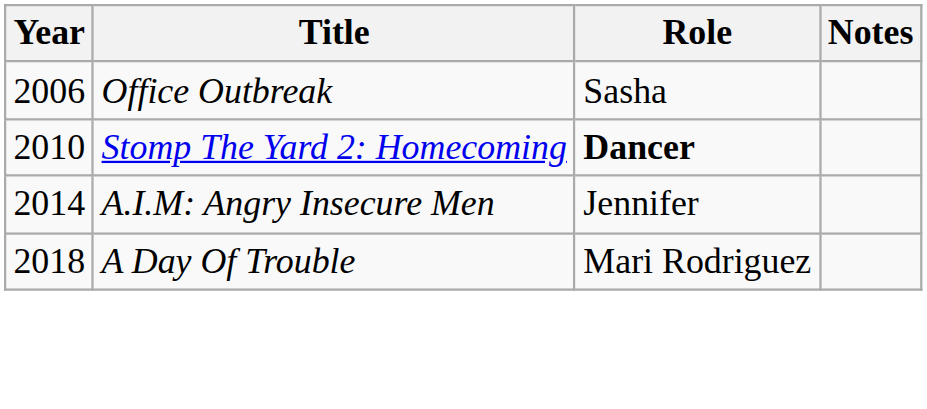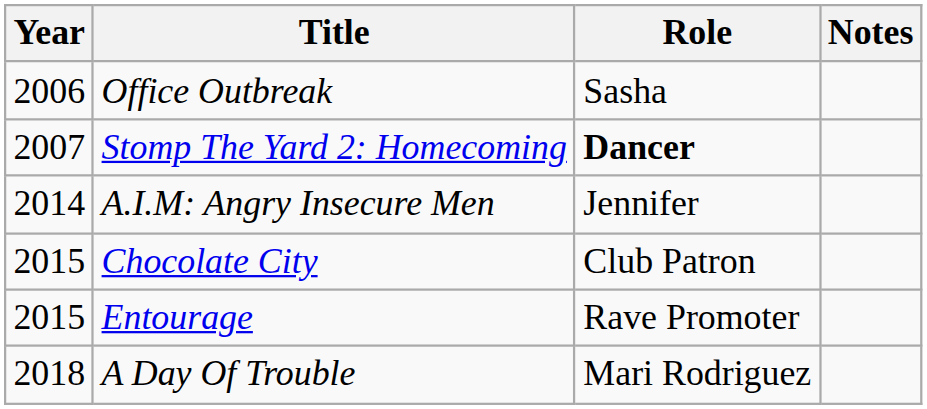(49, 146) 2010 -> (49, 146) 2007
+ row: (210, 260)
+ row: (177, 317)
